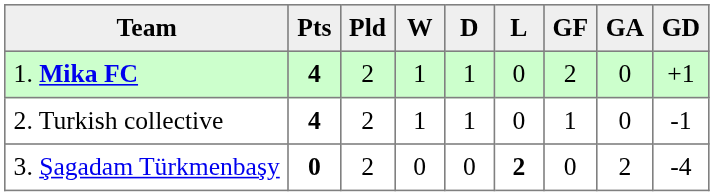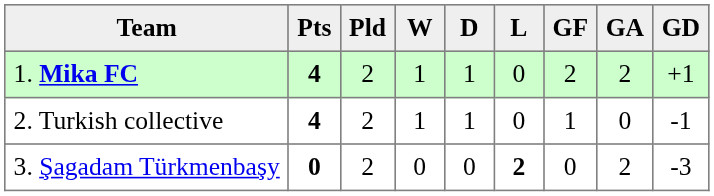(625, 74) 0 -> (625, 74) 2
(681, 166) -4 -> (681, 166) -3
